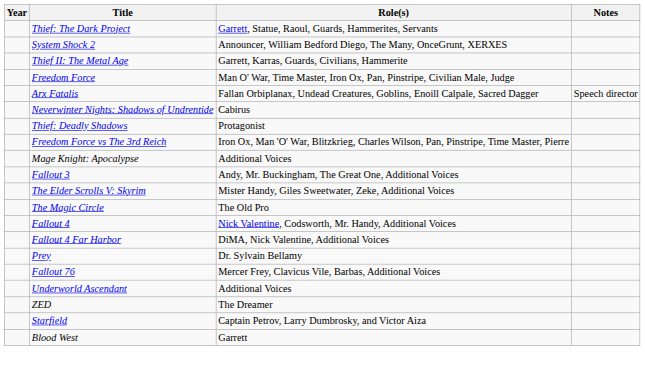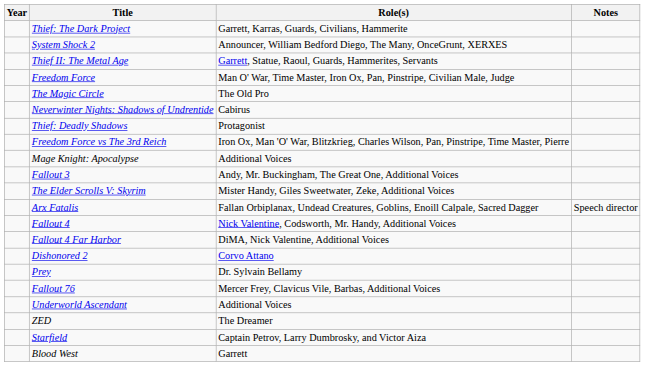(328, 28) Garrett, Statue, Raoul, Guards, Hammerites, Servants -> (313, 28) Garrett, Karras, Guards, Civilians, Hammerite
(313, 61) Garrett, Karras, Guards, Civilians, Hammerite -> (328, 61) Garrett, Statue, Raoul, Guards, Hammerites, Servants
rows swapped: (55, 93) <-> (68, 207)
+ row: (60, 256)
